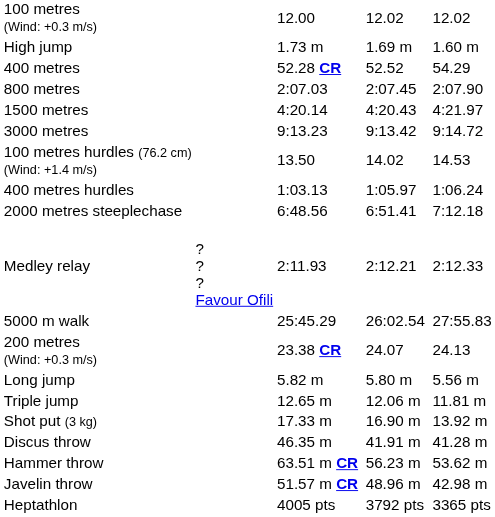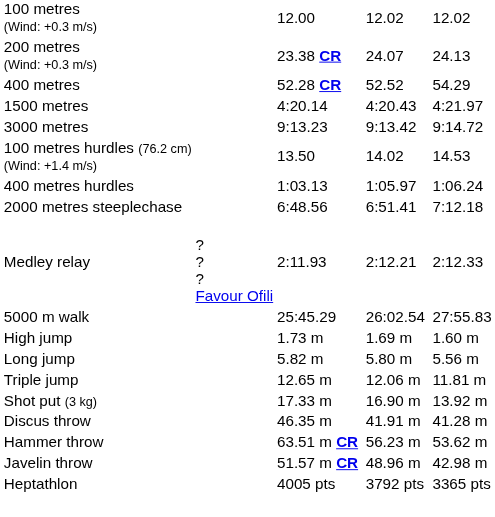rows swapped: (50, 350) <-> (38, 47)
- row: (42, 89)
